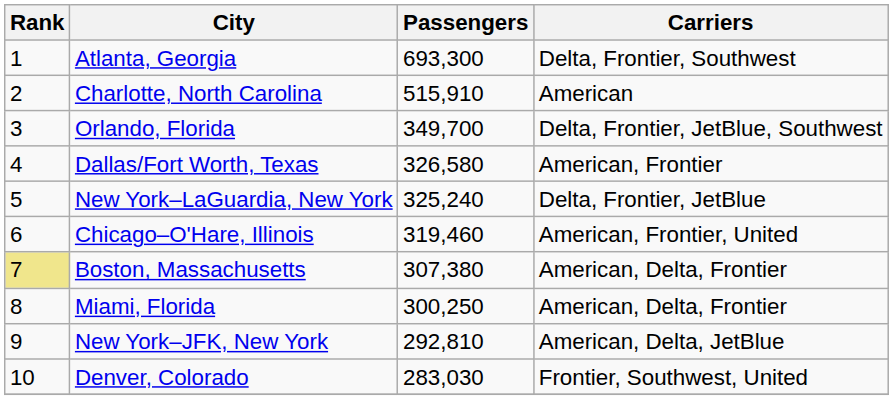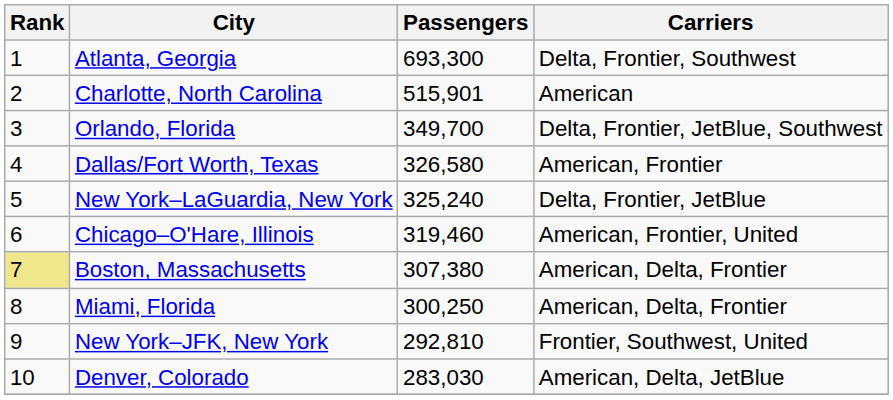(443, 93) 515,910 -> (443, 93) 515,901
(662, 341) American, Delta, JetBlue -> (673, 341) Frontier, Southwest, United
(673, 376) Frontier, Southwest, United -> (662, 376) American, Delta, JetBlue
